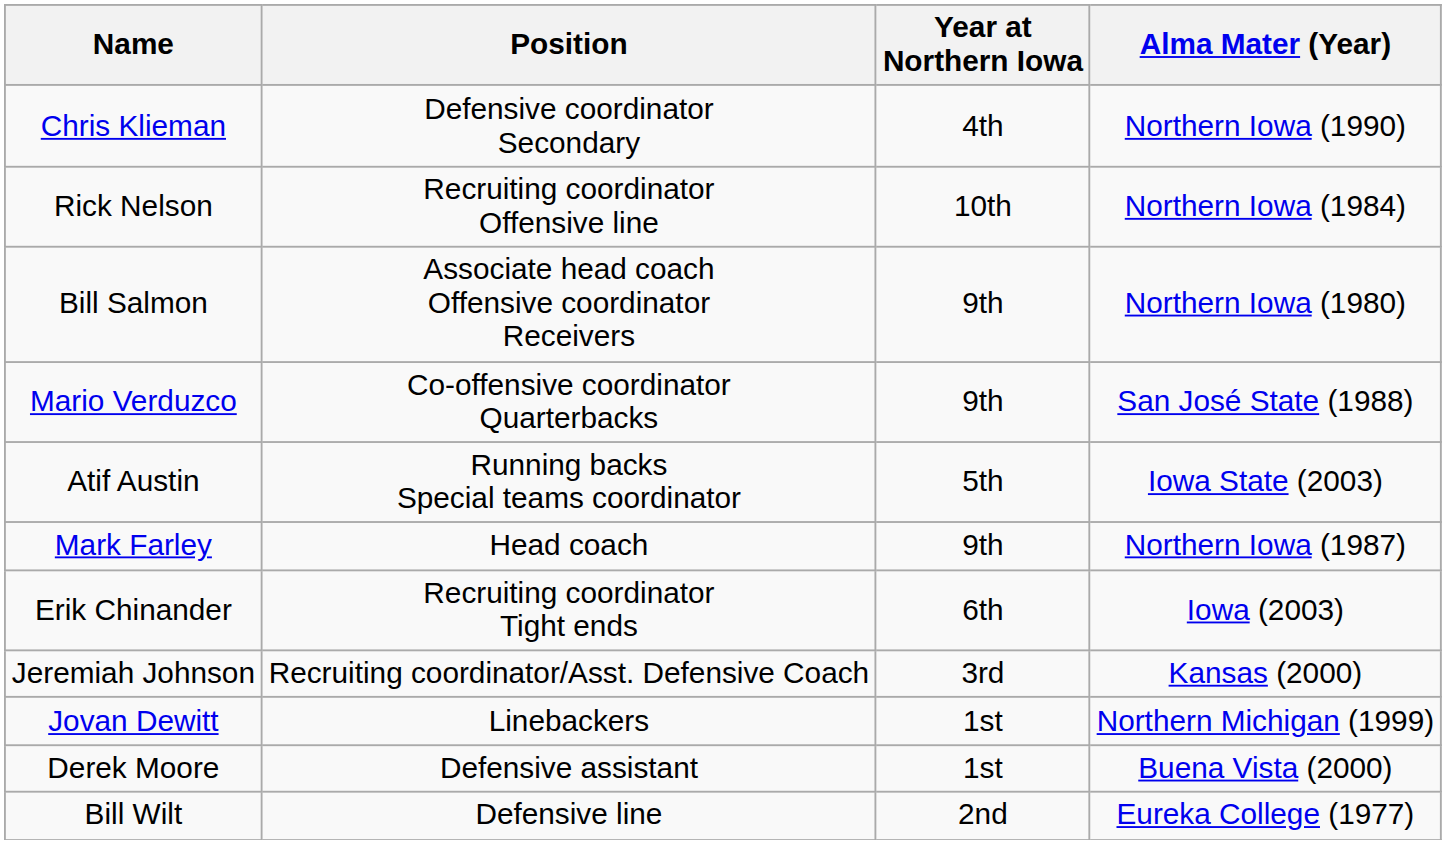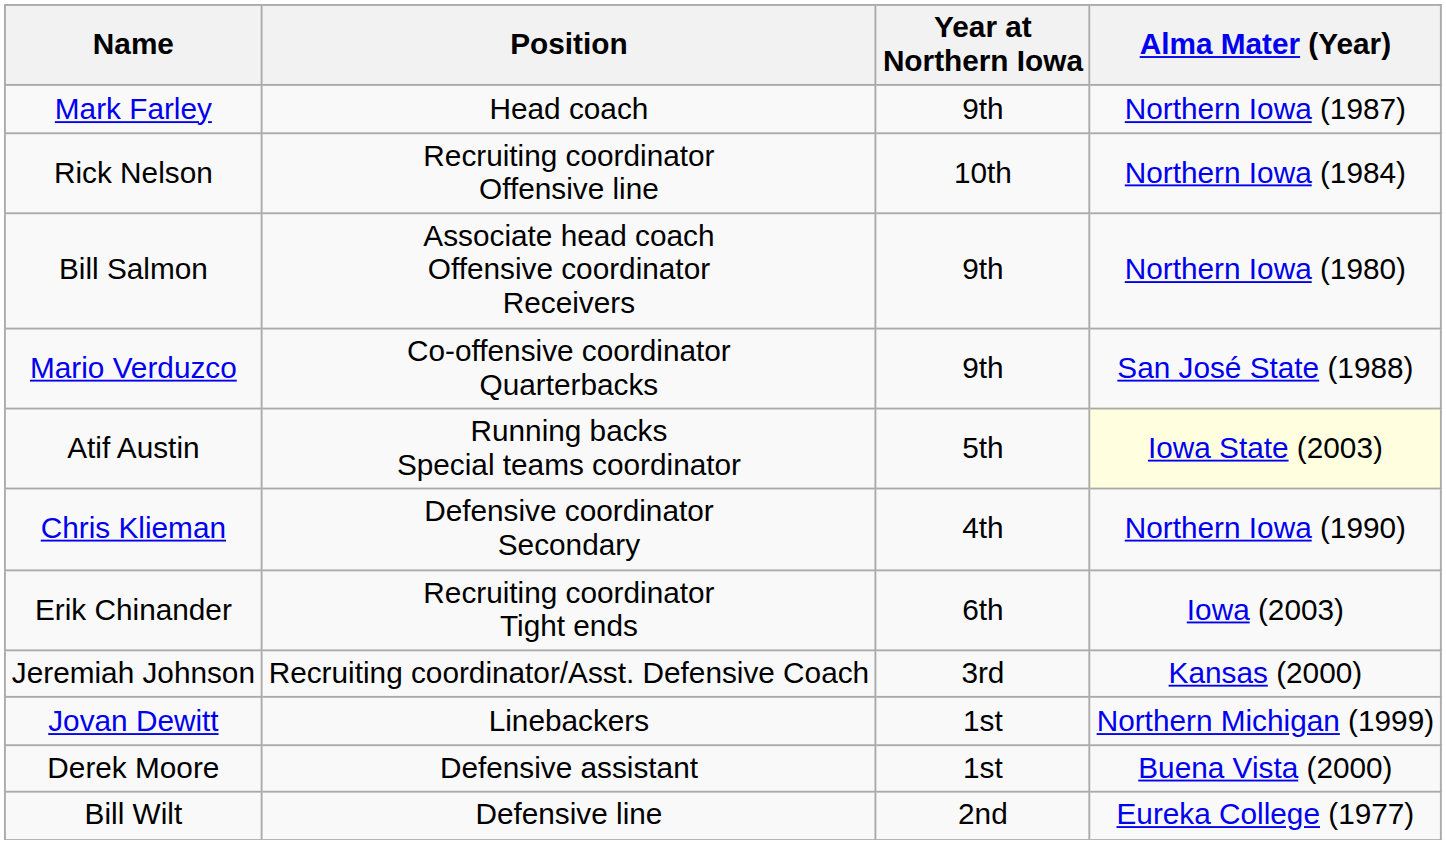rows swapped: (133, 545) <-> (133, 125)
(1265, 481) no background -> (1265, 448) lightyellow background
